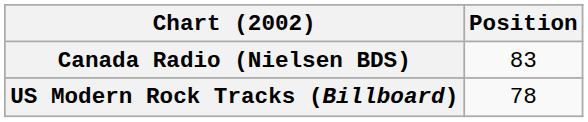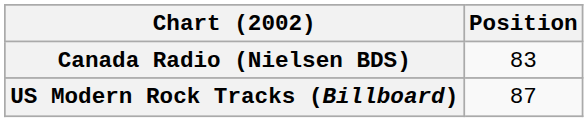(523, 97) 78 -> (523, 97) 87
